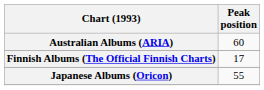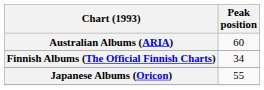(239, 59) 17 -> (239, 59) 34
